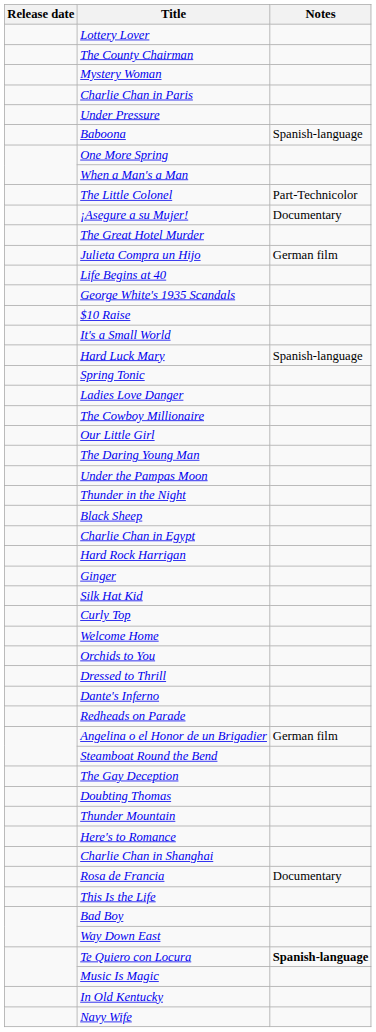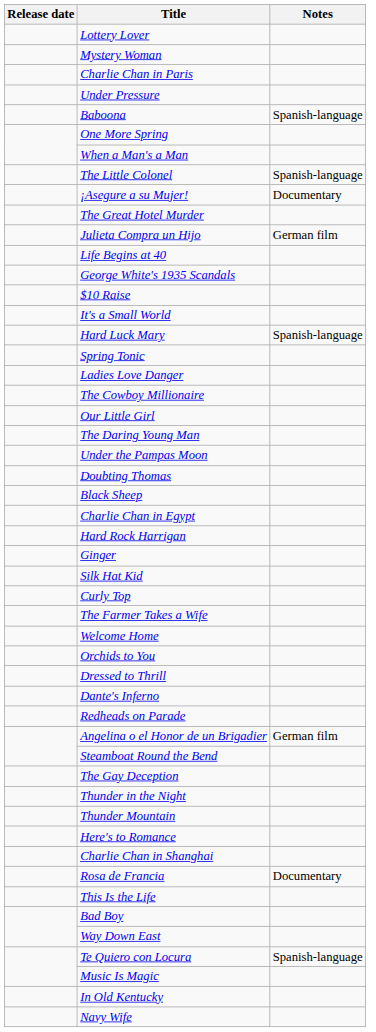- row: (137, 54)
(315, 194) Part-Technicolor -> (318, 174) Spanish-language
rows swapped: (126, 796) <-> (133, 495)
+ row: (144, 615)
(321, 956) bold -> (318, 956) normal
